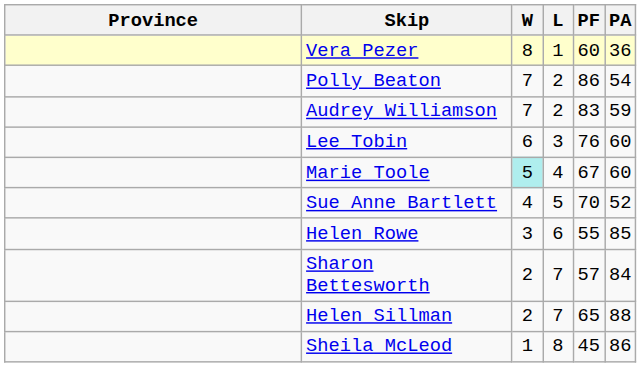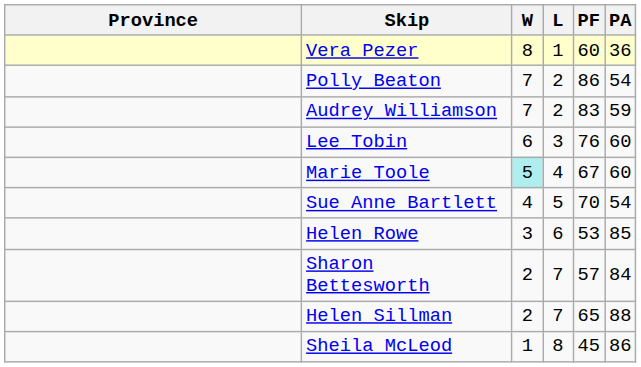(620, 203) 52 -> (620, 203) 54
(589, 234) 55 -> (589, 234) 53
